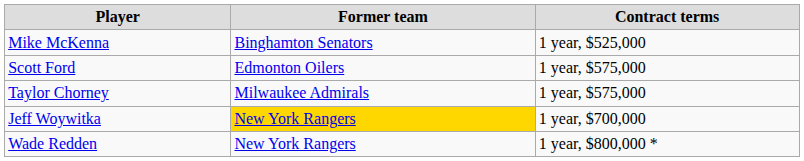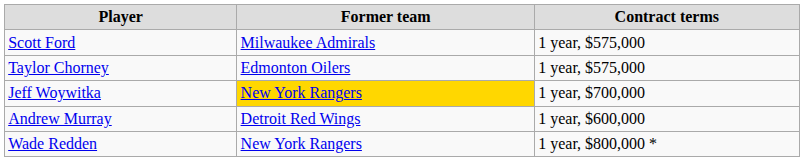- row: (59, 42)
(289, 67) Edmonton Oilers -> (308, 42) Milwaukee Admirals
(302, 93) Milwaukee Admirals -> (295, 67) Edmonton Oilers
+ row: (60, 118)
